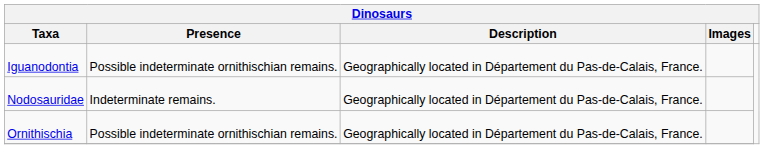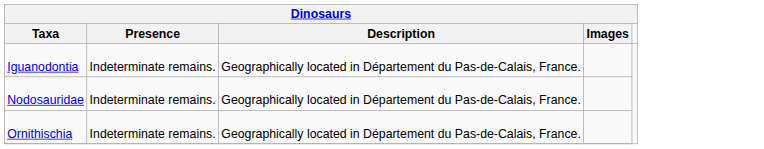(214, 67) Possible indeterminate ornithischian remains. -> (153, 67) Indeterminate remains.
(214, 134) Possible indeterminate ornithischian remains. -> (153, 134) Indeterminate remains.
